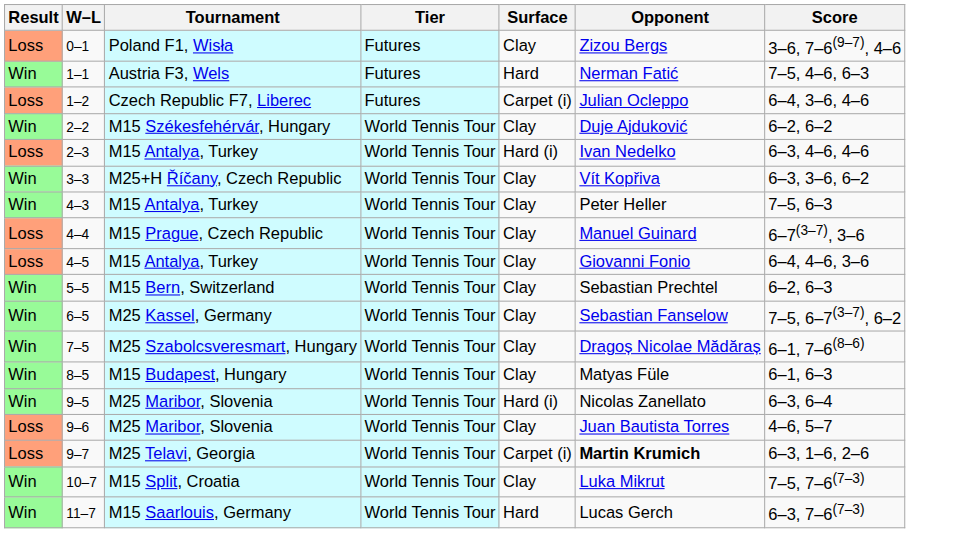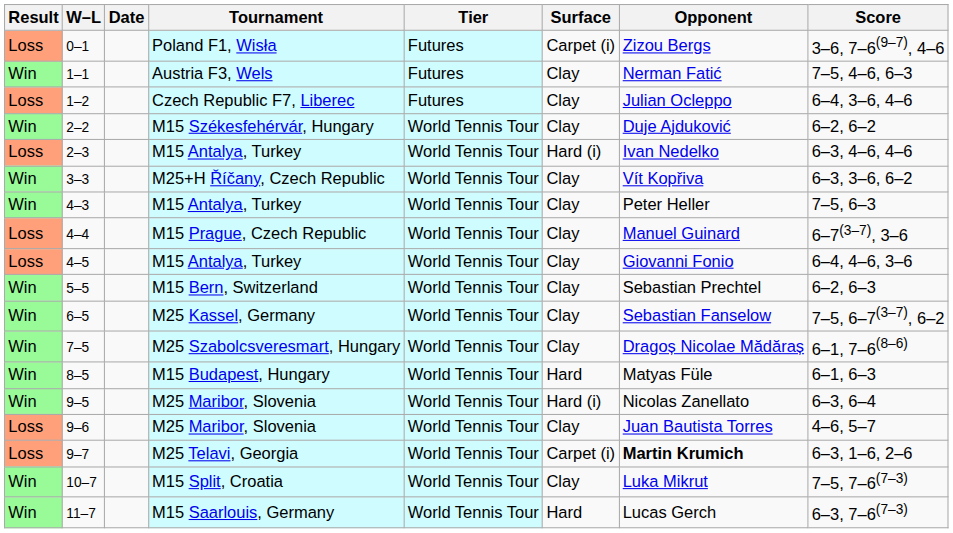+ column: (127, 17)
(520, 45) Clay -> (581, 45) Carpet (i)
(521, 74) Hard -> (563, 74) Clay
(537, 100) Carpet (i) -> (563, 100) Clay
(520, 375) Clay -> (564, 375) Hard
